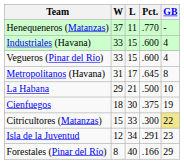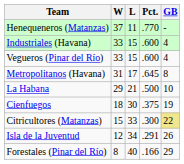(168, 136) 23 -> (168, 136) 26
